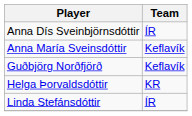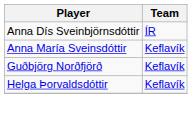(152, 84) KR -> (165, 84) Keflavík
- row: (54, 102)
